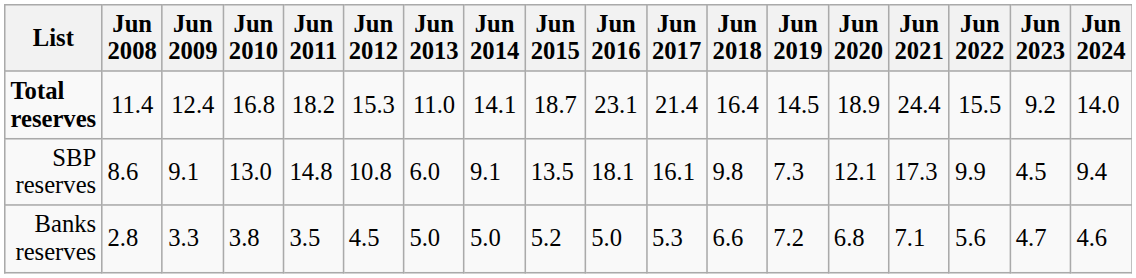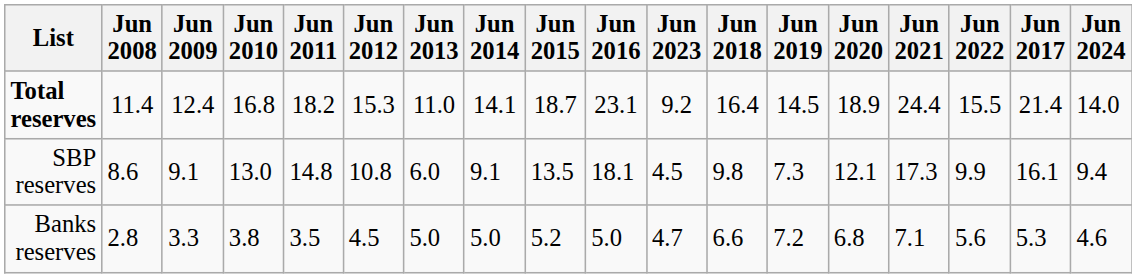columns swapped: (677, 37) <-> (1040, 37)
